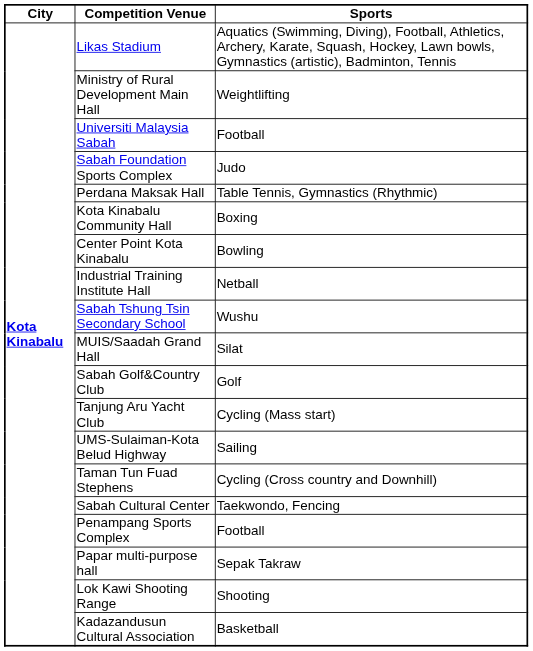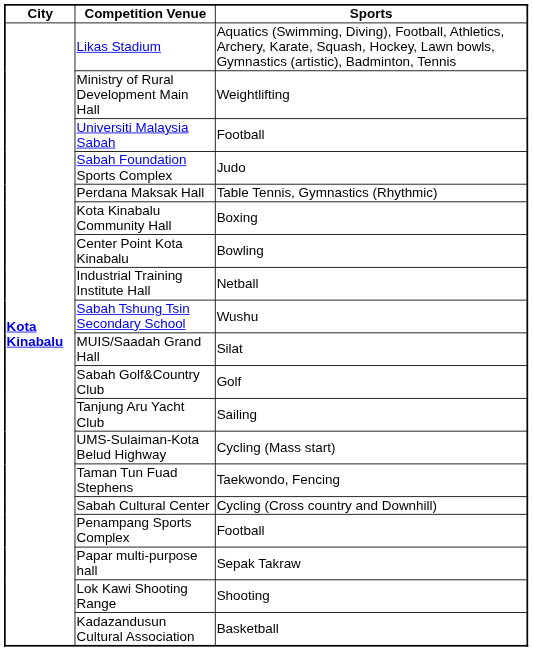(276, 414) Cycling (Mass start) -> (237, 414) Sailing
(237, 447) Sailing -> (276, 447) Cycling (Mass start)
(327, 480) Cycling (Cross country and Downhill) -> (278, 480) Taekwondo, Fencing
(278, 505) Taekwondo, Fencing -> (327, 505) Cycling (Cross country and Downhill)
